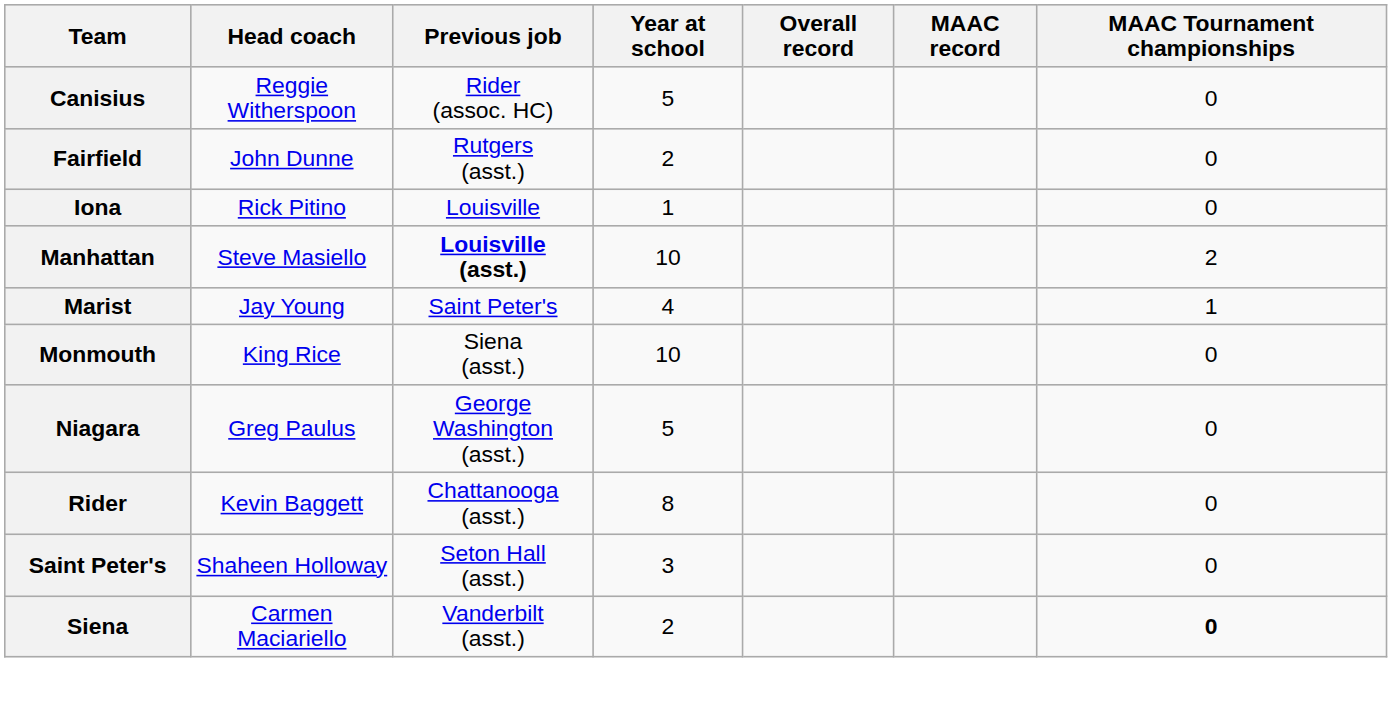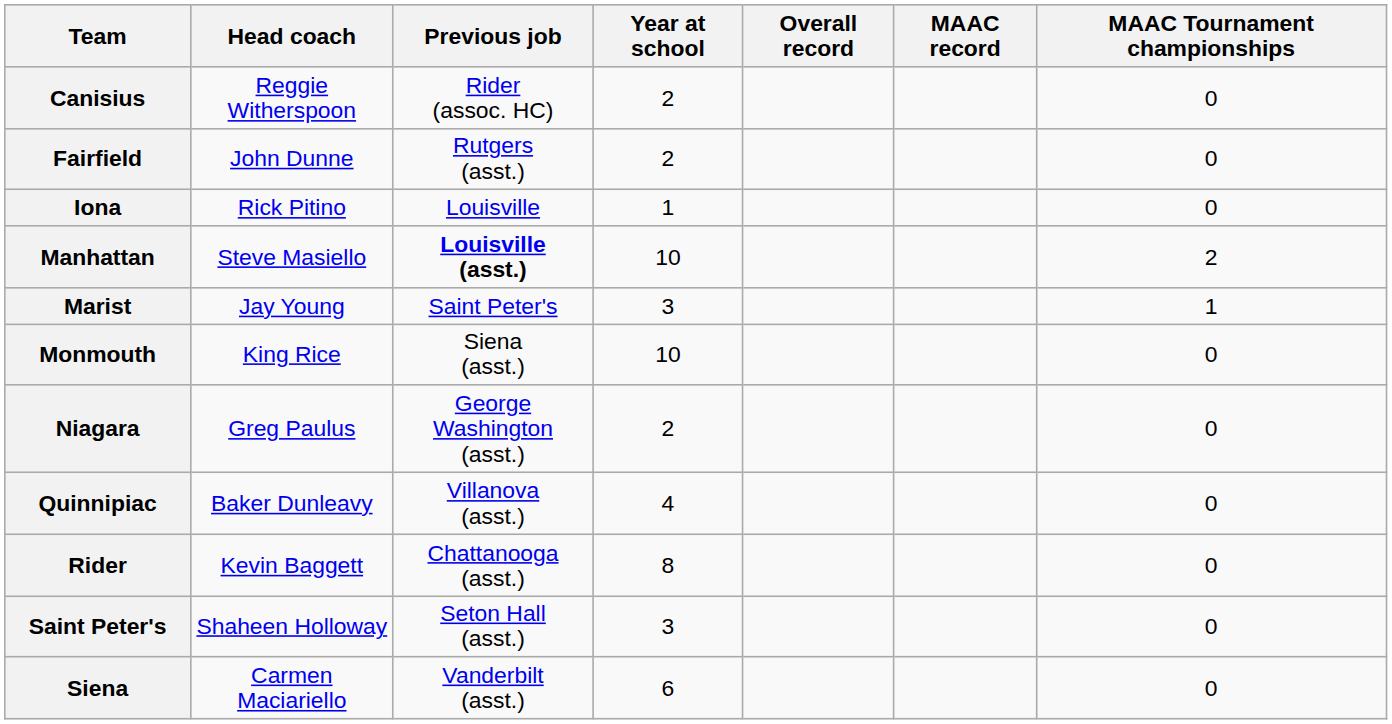(668, 98) 5 -> (668, 98) 2
(668, 306) 4 -> (668, 306) 3
(668, 429) 5 -> (668, 429) 2
+ row: (98, 503)
(668, 627) 2 -> (668, 688) 6
(1211, 627) bold -> (1211, 688) normal
